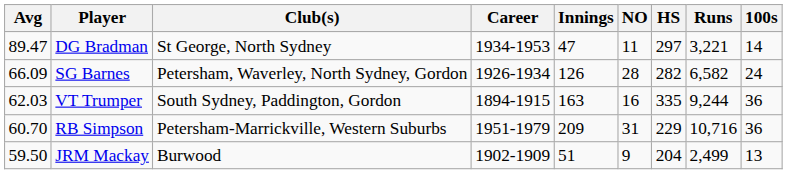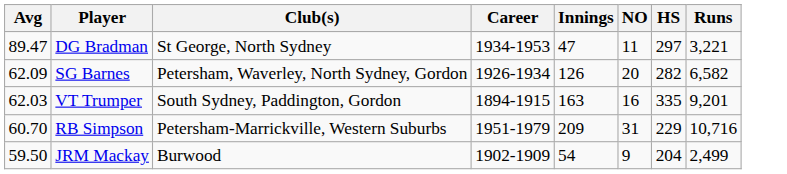- column: (761, 18)
(28, 73) 66.09 -> (28, 73) 62.09
(630, 73) 28 -> (630, 73) 20
(709, 100) 9,244 -> (709, 100) 9,201
(567, 155) 51 -> (567, 155) 54
